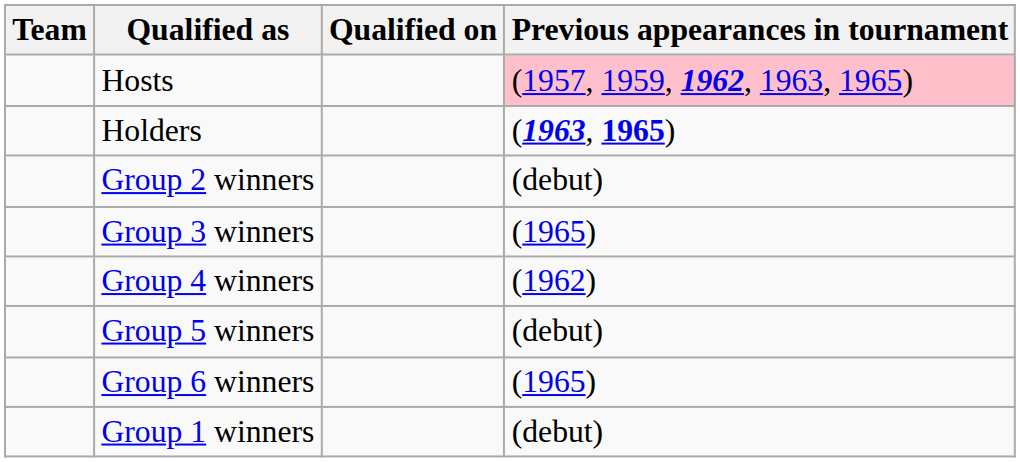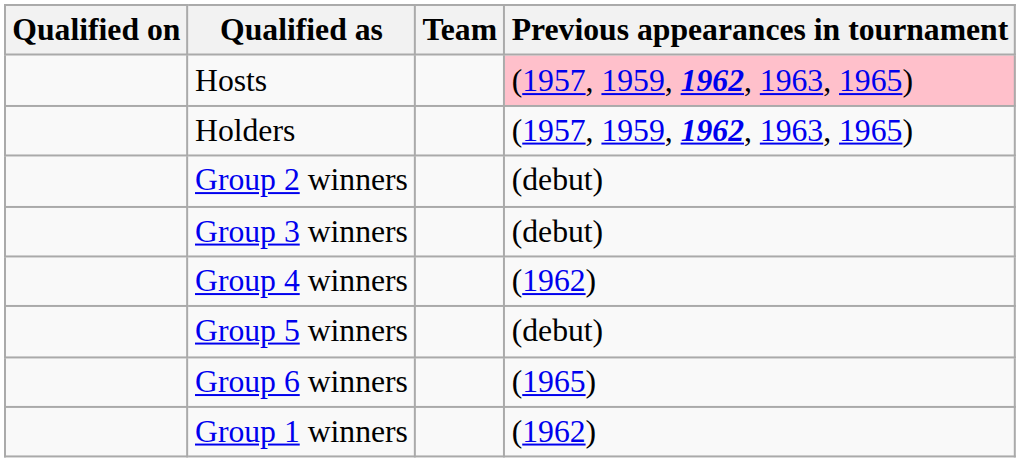columns swapped: (50, 29) <-> (413, 29)
(594, 130) (1963, 1965) -> (712, 130) (1957, 1959, 1962, 1963, 1965)
(554, 230) (1965) -> (557, 230) (debut)
(557, 431) (debut) -> (554, 431) (1962)
